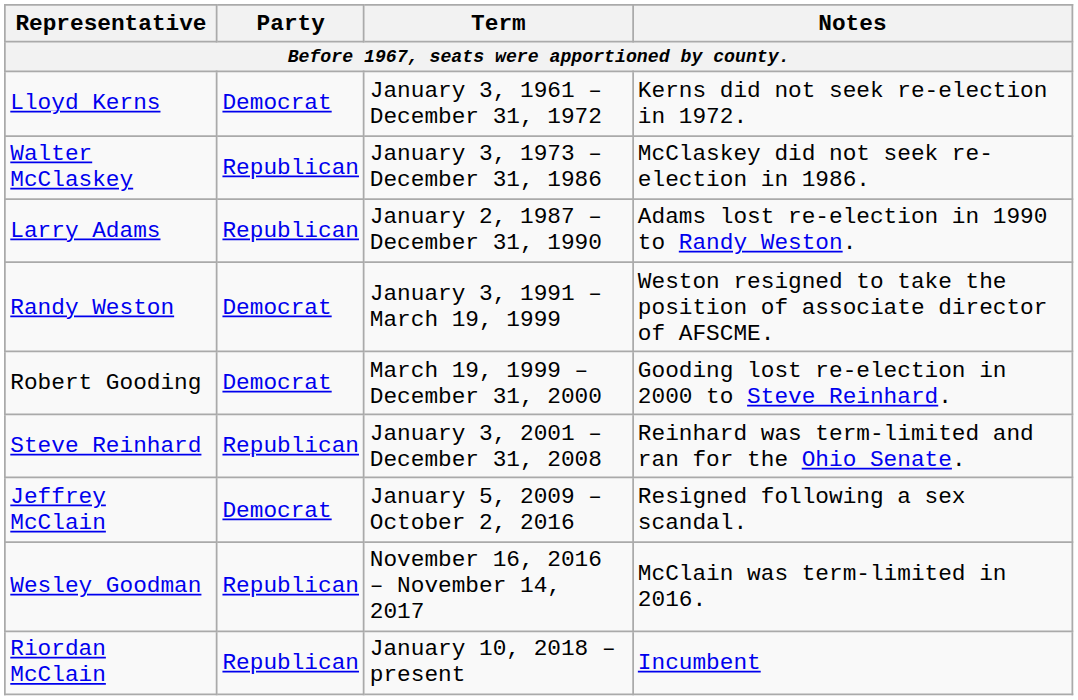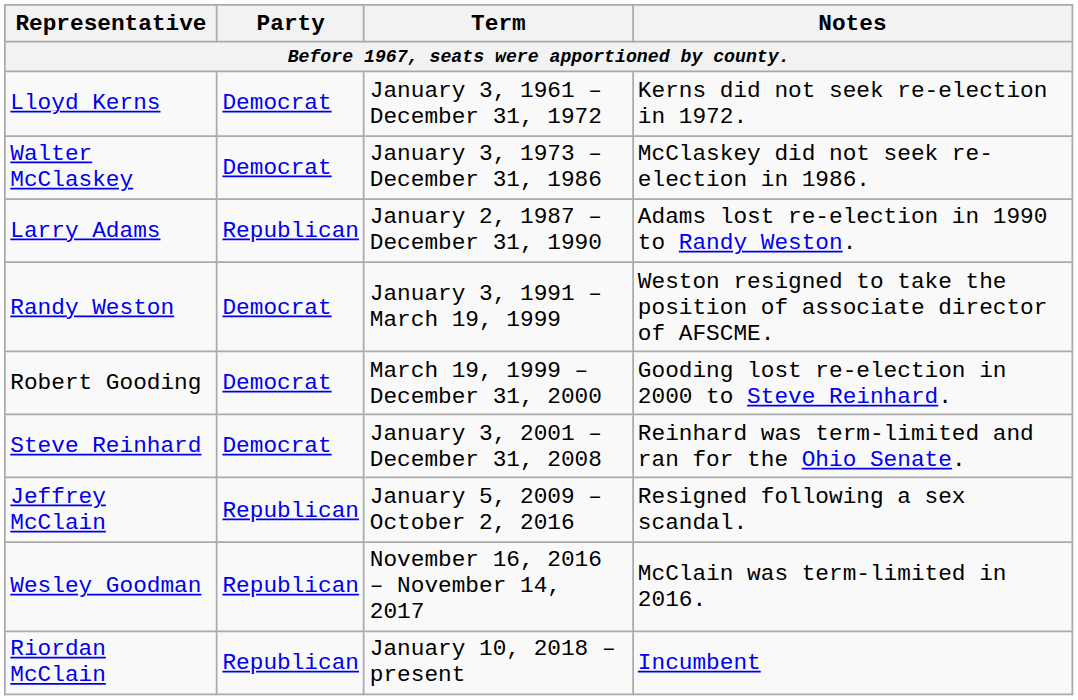(291, 167) Republican -> (277, 167) Democrat
(291, 447) Republican -> (277, 447) Democrat
(277, 510) Democrat -> (291, 510) Republican
